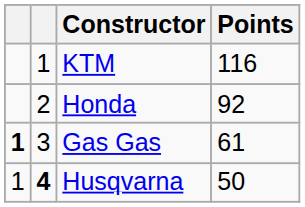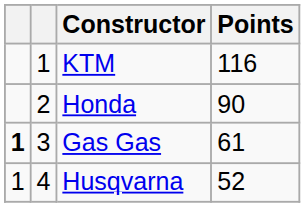(231, 103) 92 -> (231, 103) 90
(44, 182) bold -> (44, 182) normal
(231, 182) 50 -> (231, 182) 52
